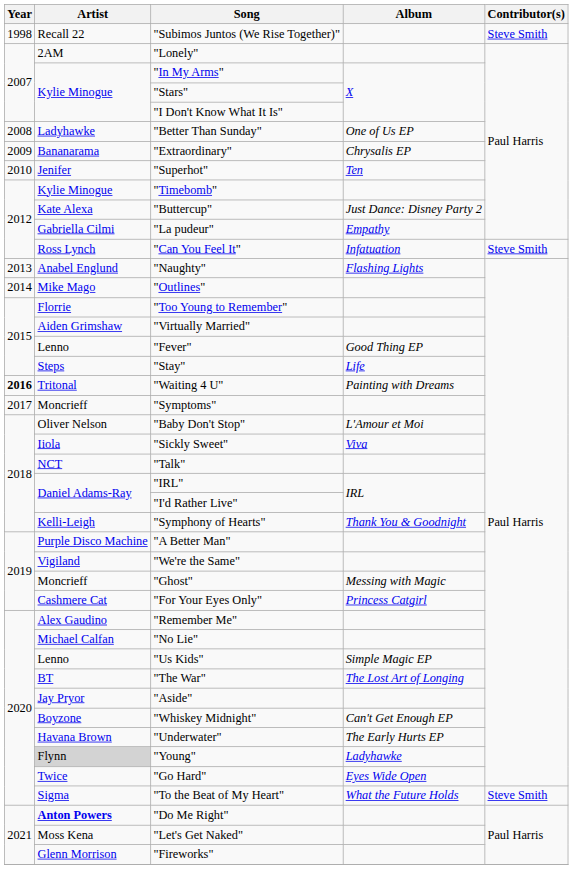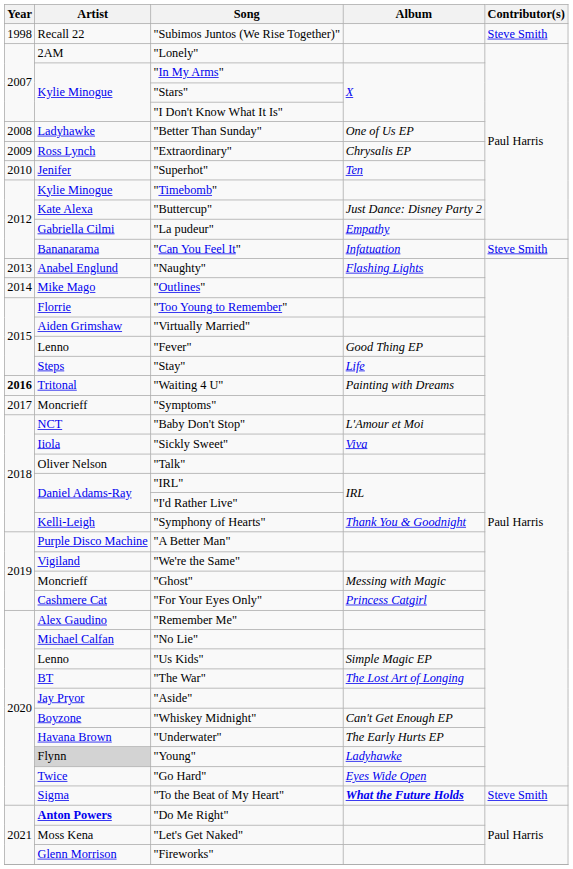(68, 151) Bananarama -> (66, 151) Ross Lynch
(66, 248) Ross Lynch -> (68, 248) Bananarama
(72, 424) Oliver Nelson -> (50, 424) NCT
(50, 463) NCT -> (72, 463) Oliver Nelson
(402, 795) normal -> (405, 795) bold
